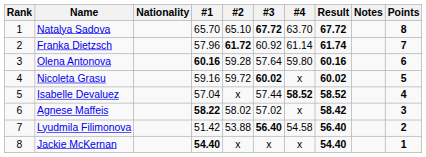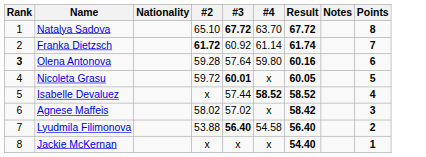- column: (207, 12)
(19, 62) normal -> (19, 62) bold
(269, 78) 60.02 -> (238, 78) 60.01
(333, 78) 60.02 -> (302, 78) 60.05
